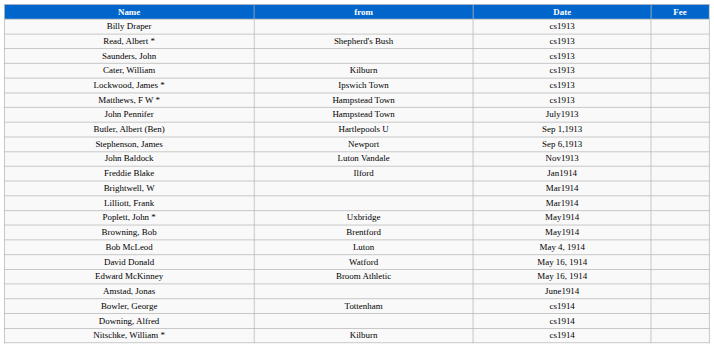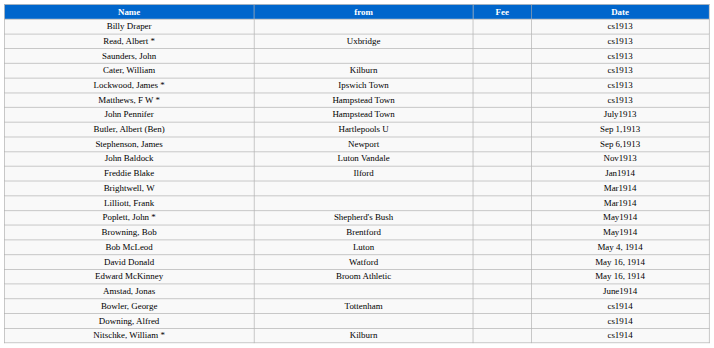columns swapped: (562, 12) <-> (680, 12)
(364, 41) Shepherd's Bush -> (364, 41) Uxbridge
(364, 218) Uxbridge -> (364, 218) Shepherd's Bush
